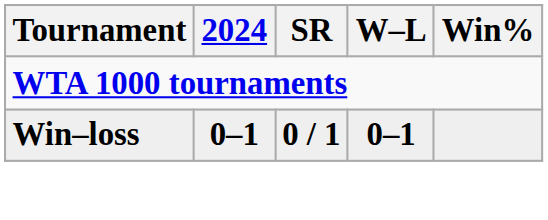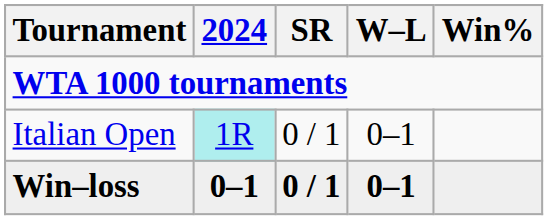+ row: (94, 134)
